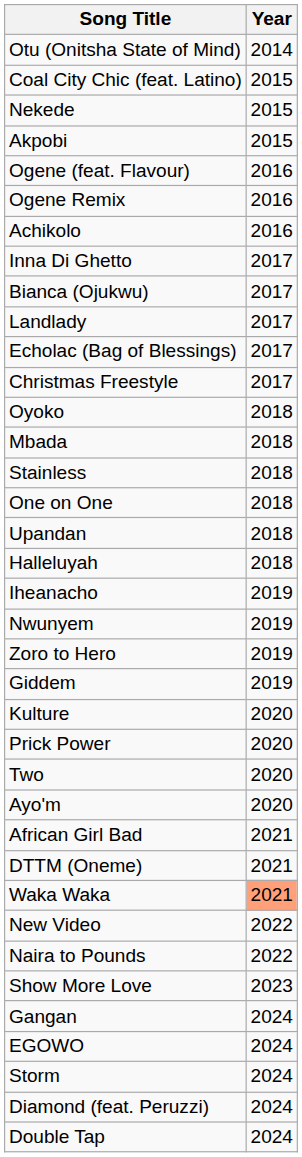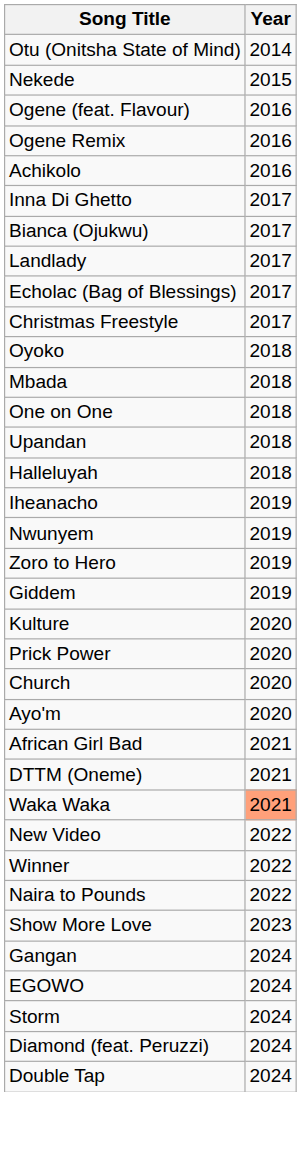- row: (125, 79)
- row: (38, 140)
- row: (48, 472)
- row: (26, 774)
+ row: (40, 683)
+ row: (39, 865)
